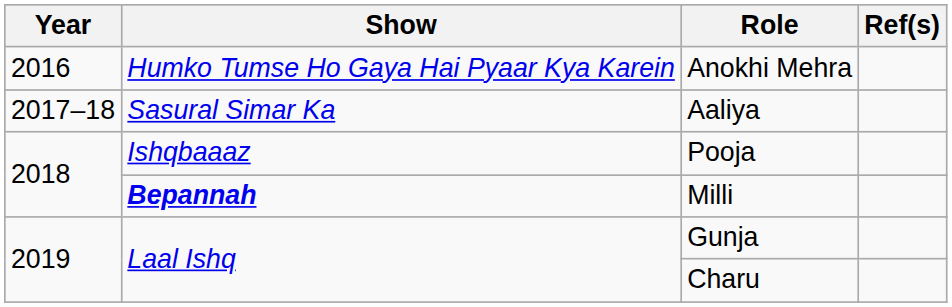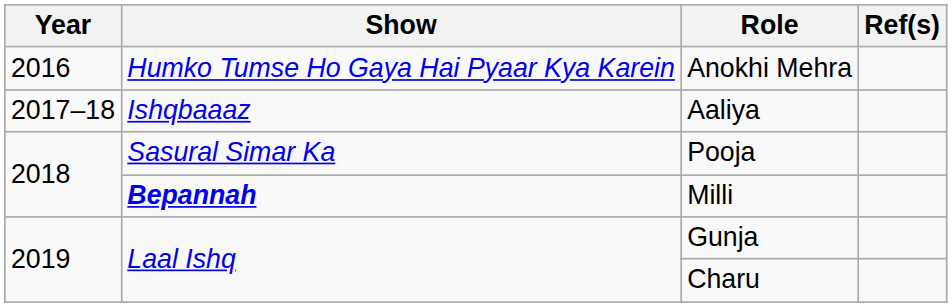(231, 110) Sasural Simar Ka -> (189, 110) Ishqbaaaz
(189, 152) Ishqbaaaz -> (231, 152) Sasural Simar Ka
